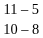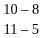rows swapped: (21, 9) <-> (21, 29)
